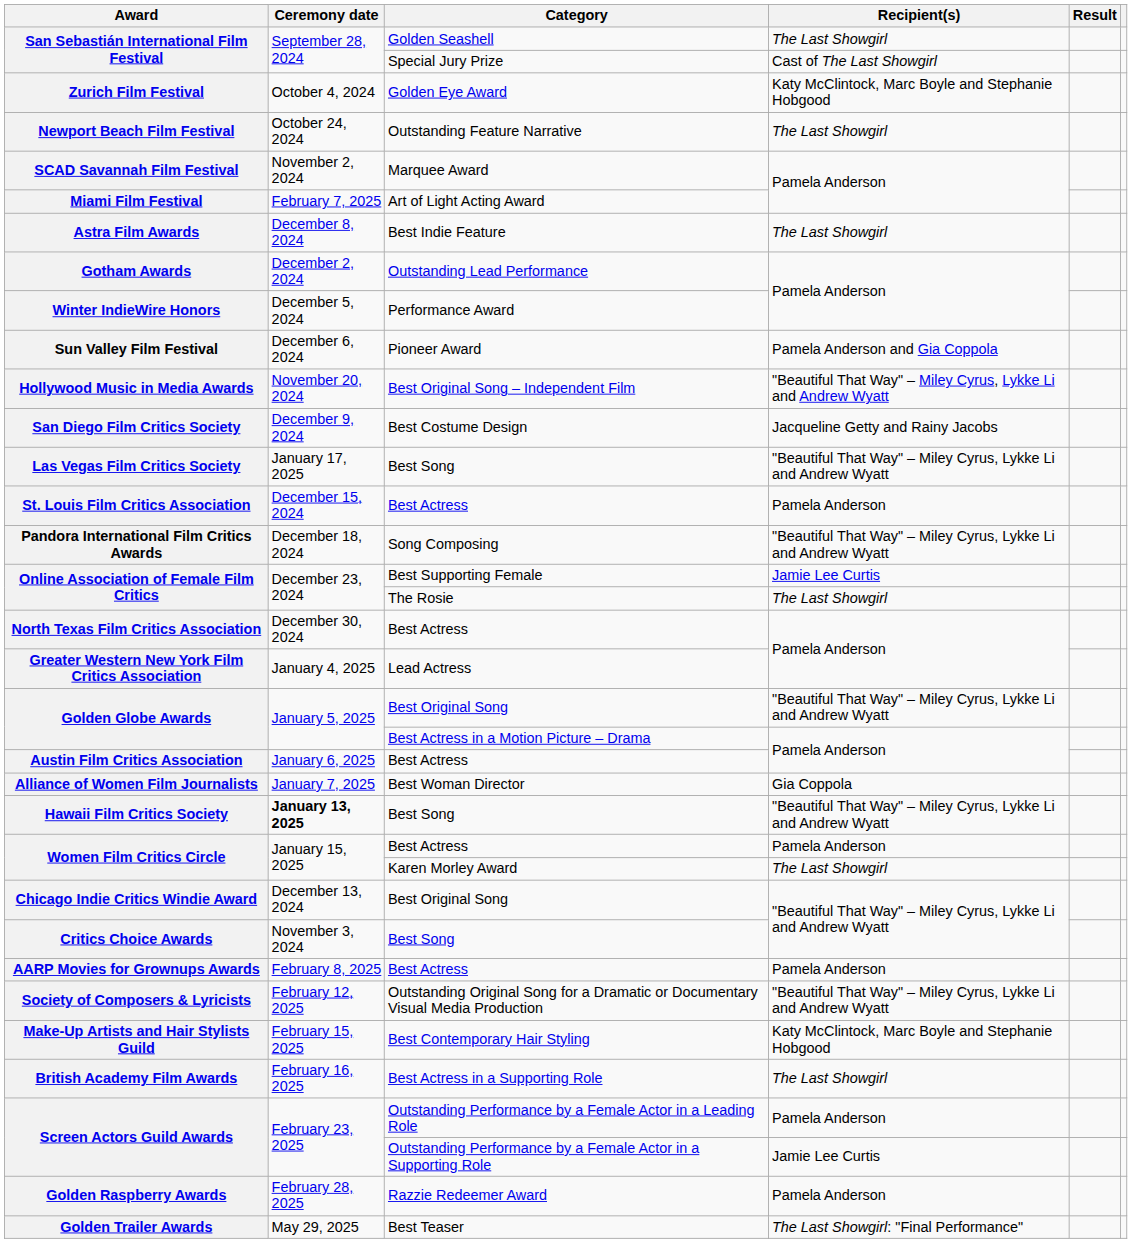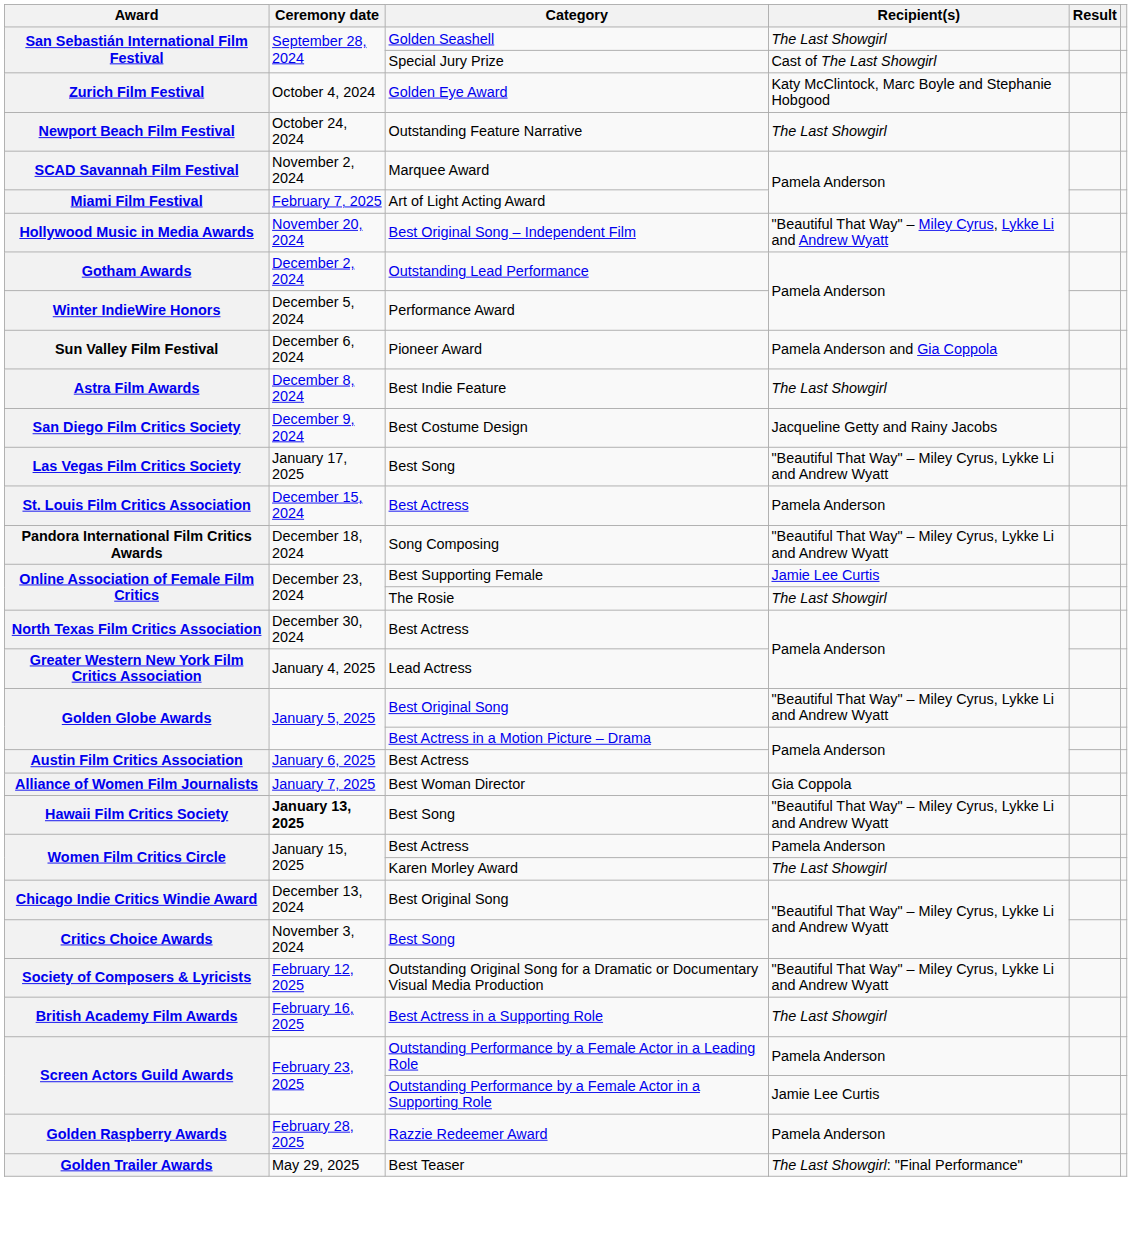rows swapped: (136, 388) <-> (136, 232)
- row: (136, 969)
- row: (136, 1039)
